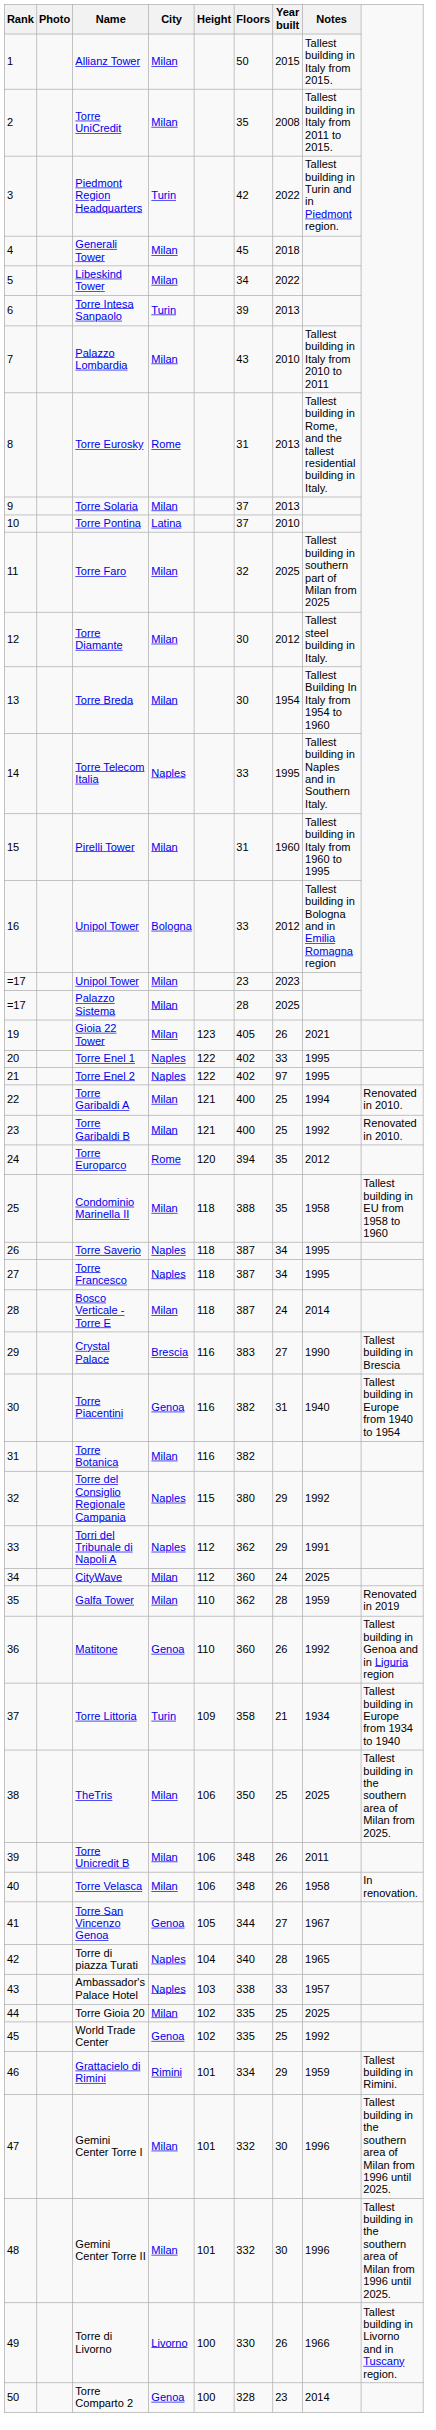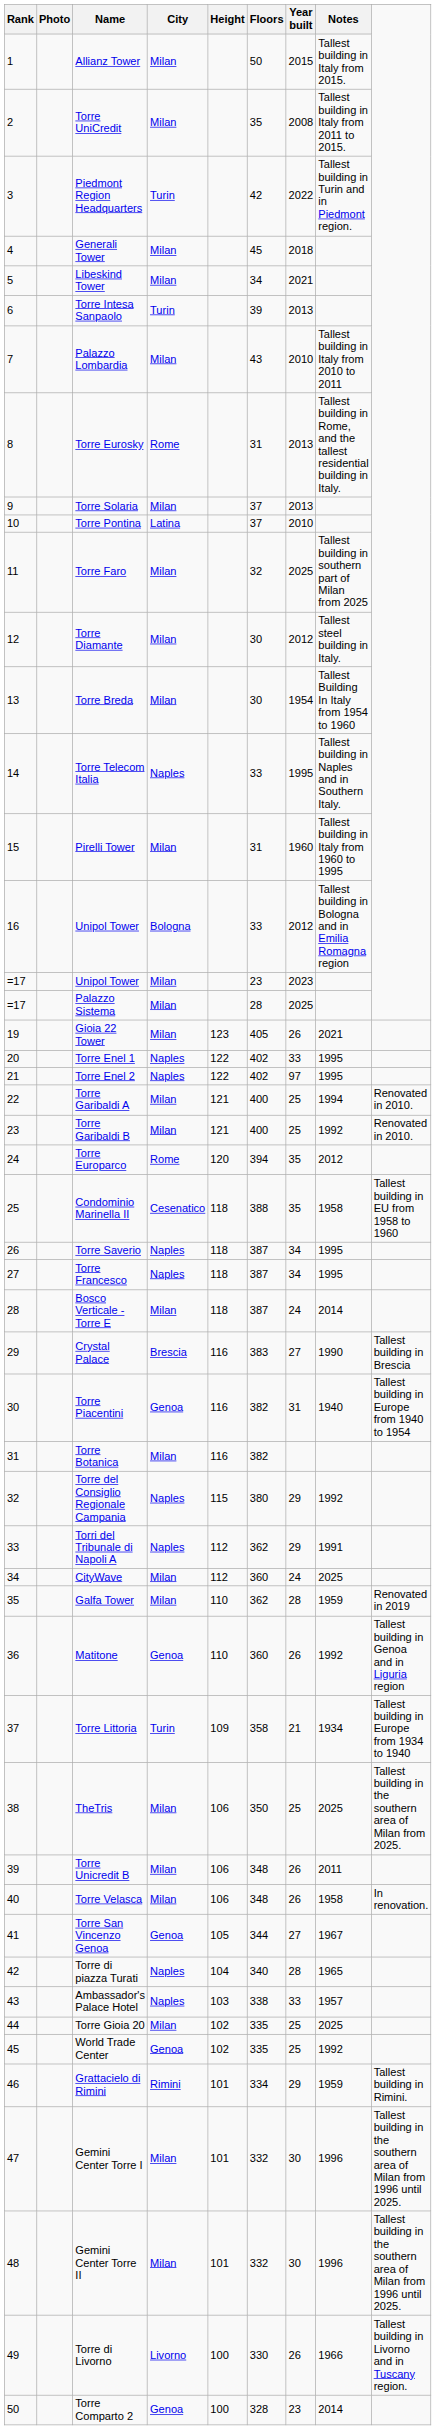(287, 280) 2022 -> (301, 280) 2021
(165, 1208) Milan -> (178, 1208) Cesenatico
